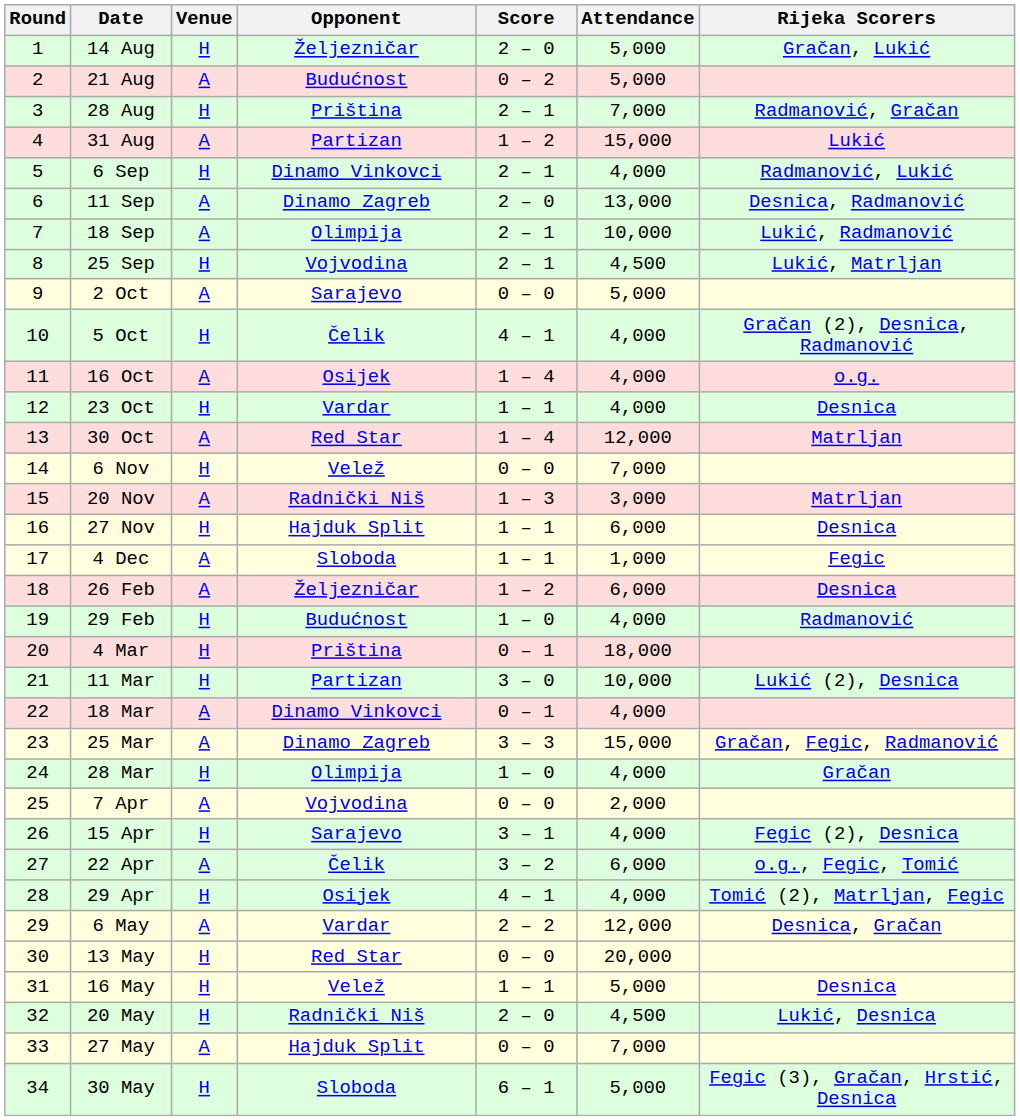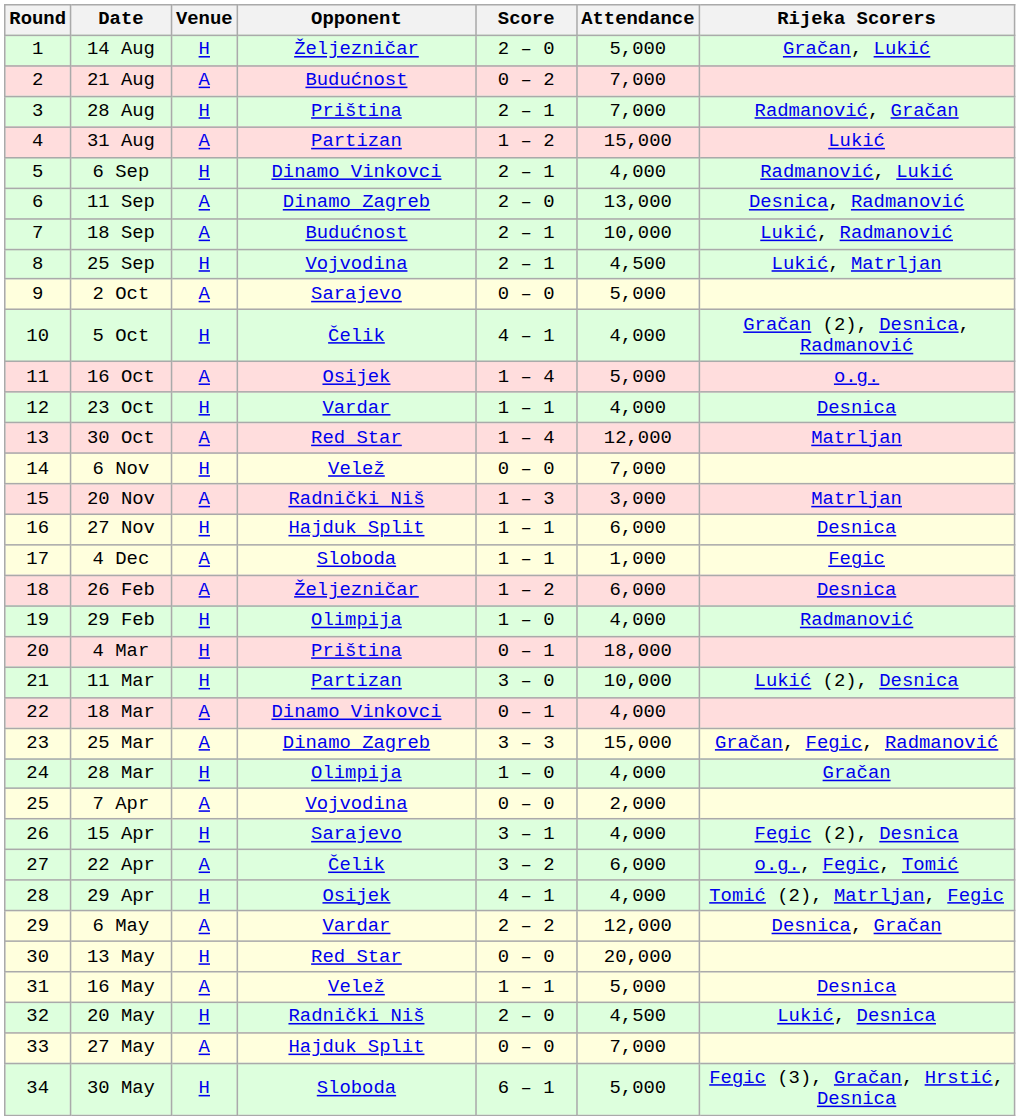(638, 81) 5,000 -> (638, 81) 7,000
(356, 234) Olimpija -> (356, 234) Budućnost
(638, 377) 4,000 -> (638, 377) 5,000
(356, 621) Budućnost -> (356, 621) Olimpija
(204, 987) H -> (204, 987) A
